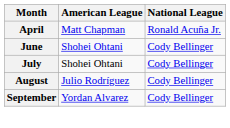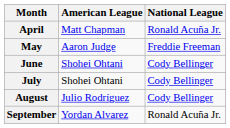+ row: (32, 47)
(180, 98) Cody Bellinger -> (184, 115) Ronald Acuña Jr.
